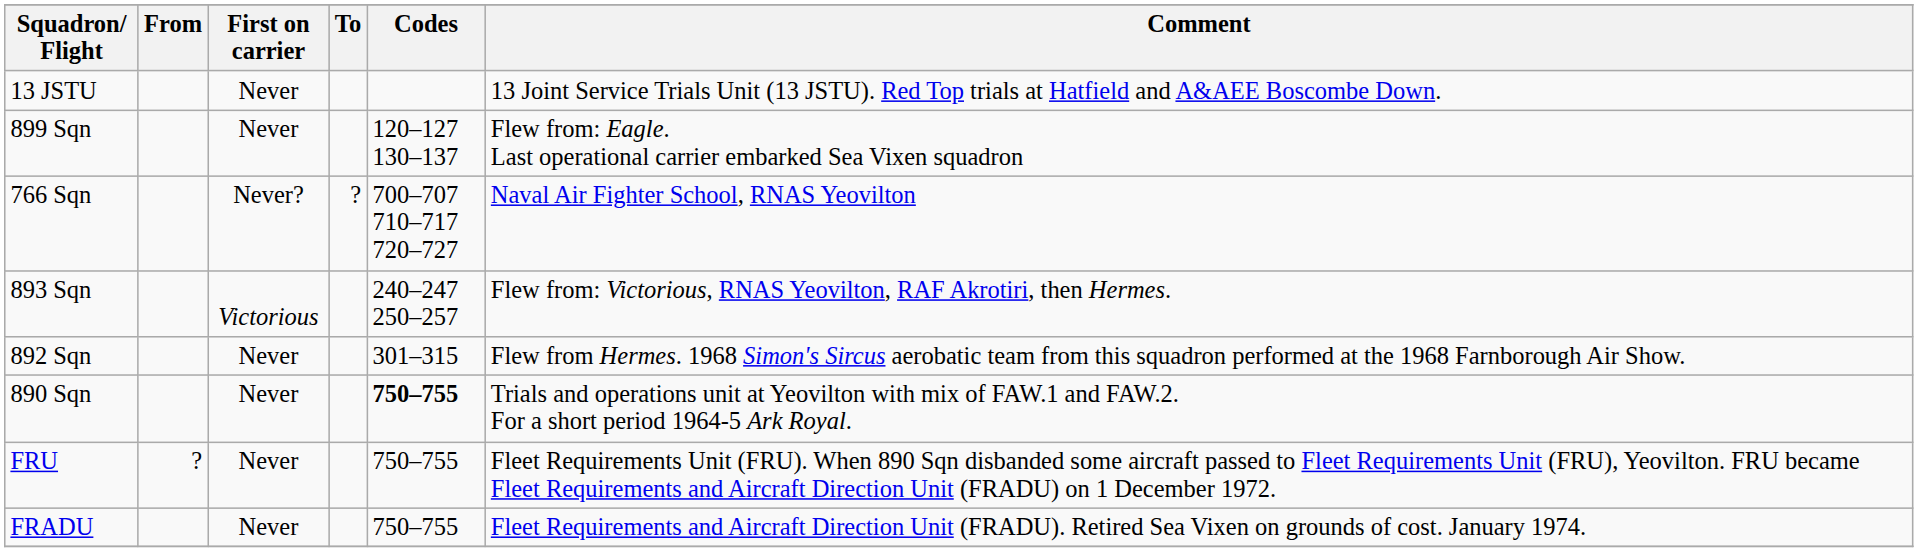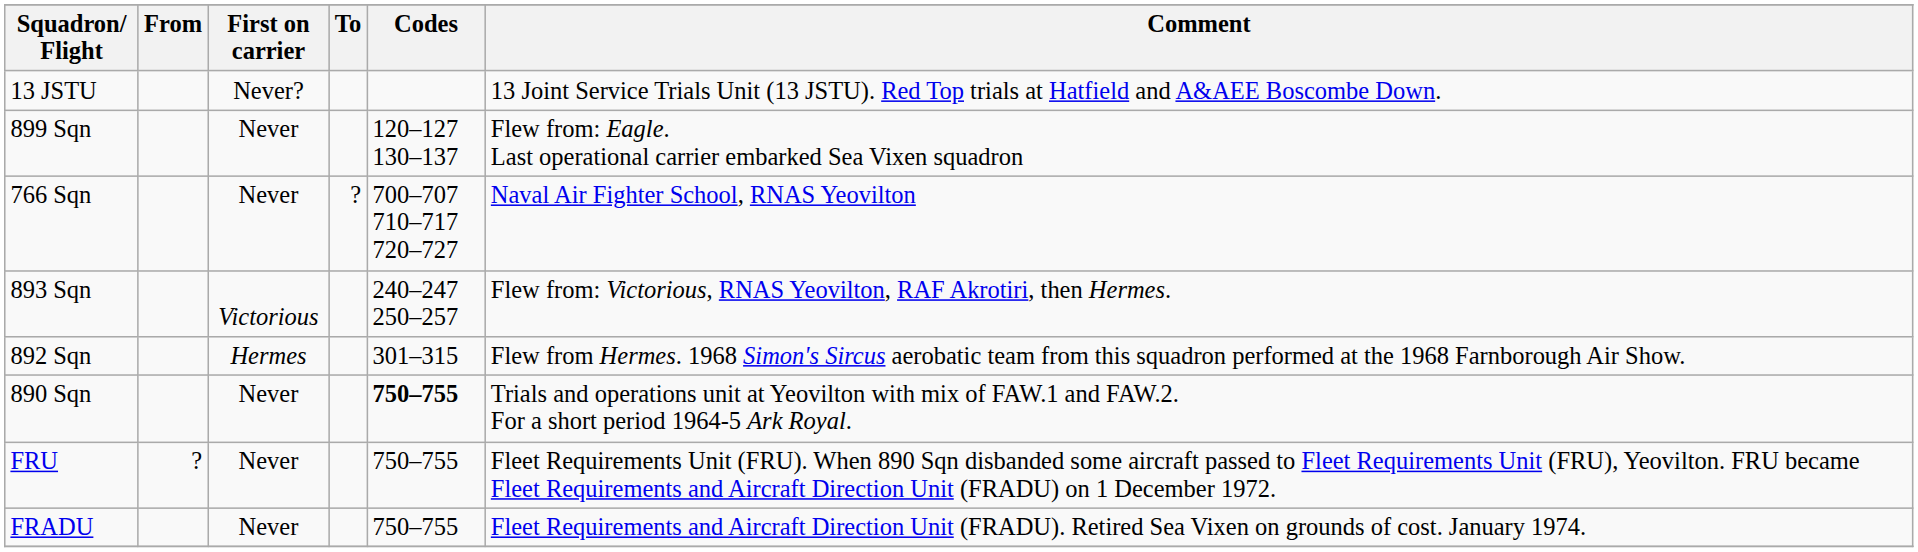(268, 90) Never -> (268, 90) Never?
(268, 195) Never? -> (268, 195) Never
(268, 355) Never -> (268, 355) Hermes
